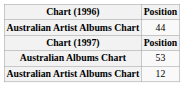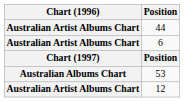+ row: (160, 43)
